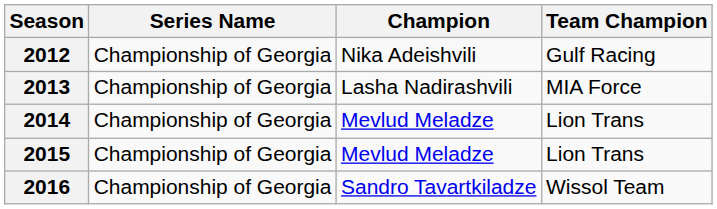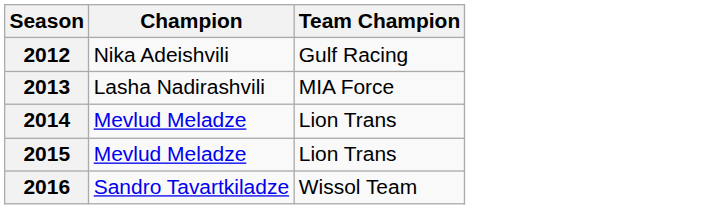- column: (213, 21)
